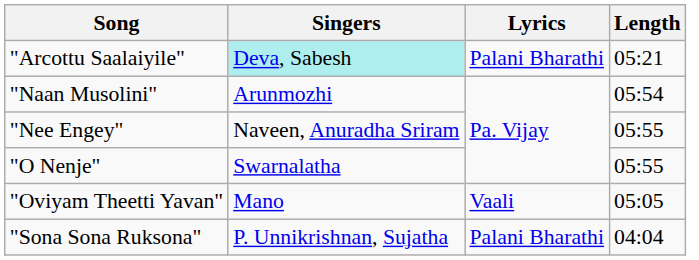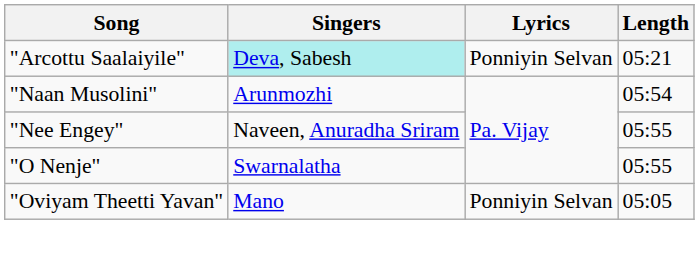(537, 58) Palani Bharathi -> (541, 58) Ponniyin Selvan
(492, 201) Vaali -> (541, 201) Ponniyin Selvan
- row: (106, 237)
